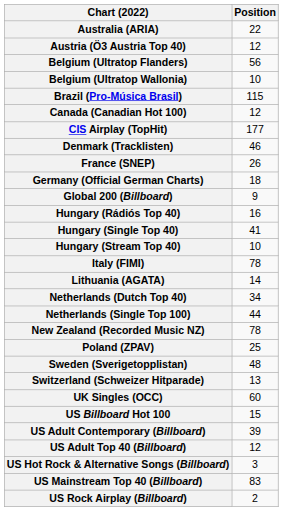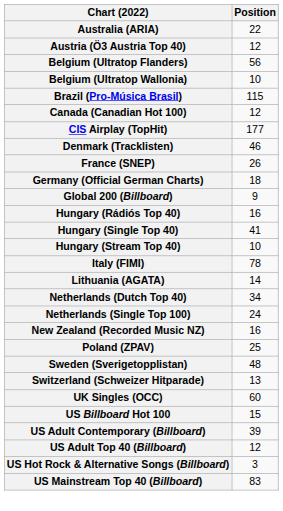(255, 314) 44 -> (255, 314) 24
(255, 331) 78 -> (255, 331) 16
- row: (118, 498)
